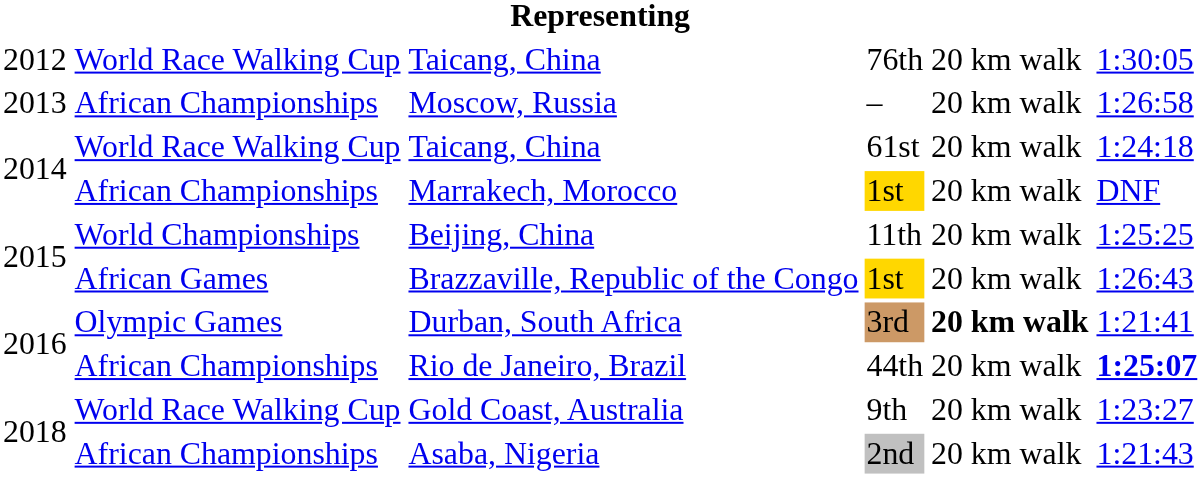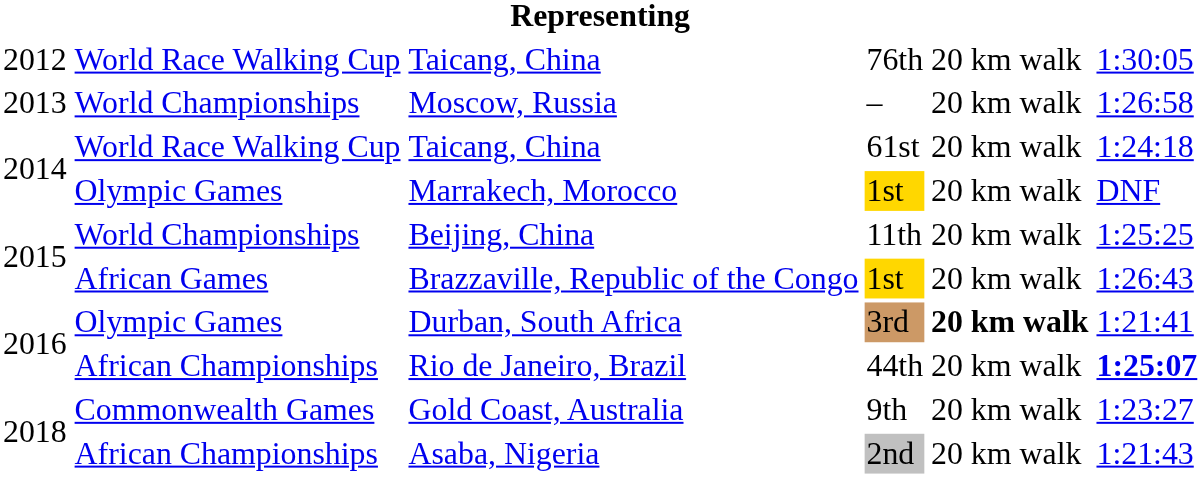(226, 102) African Championships -> (217, 102) World Championships
(226, 190) African Championships -> (179, 190) Olympic Games
(238, 409) World Race Walking Cup -> (224, 409) Commonwealth Games
